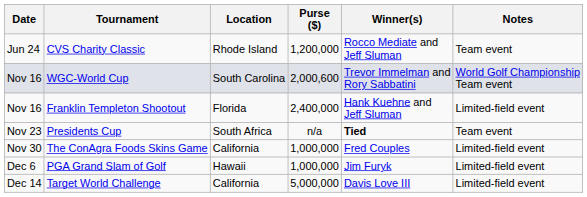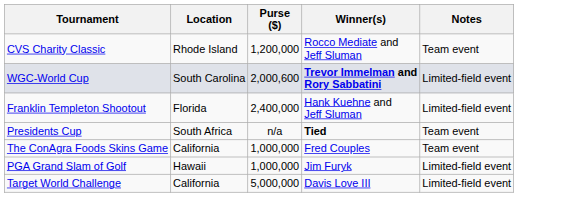- column: (24, 19)
(397, 78) normal -> (361, 78) bold
(518, 78) World Golf Championship Team event -> (467, 78) Limited-field event
(500, 149) Limited-field event -> (451, 149) Team event
